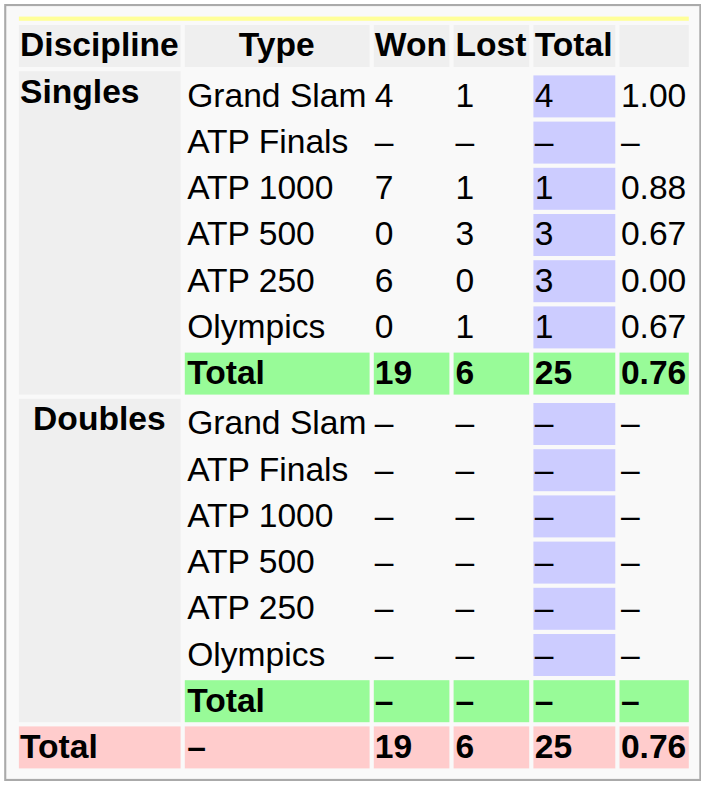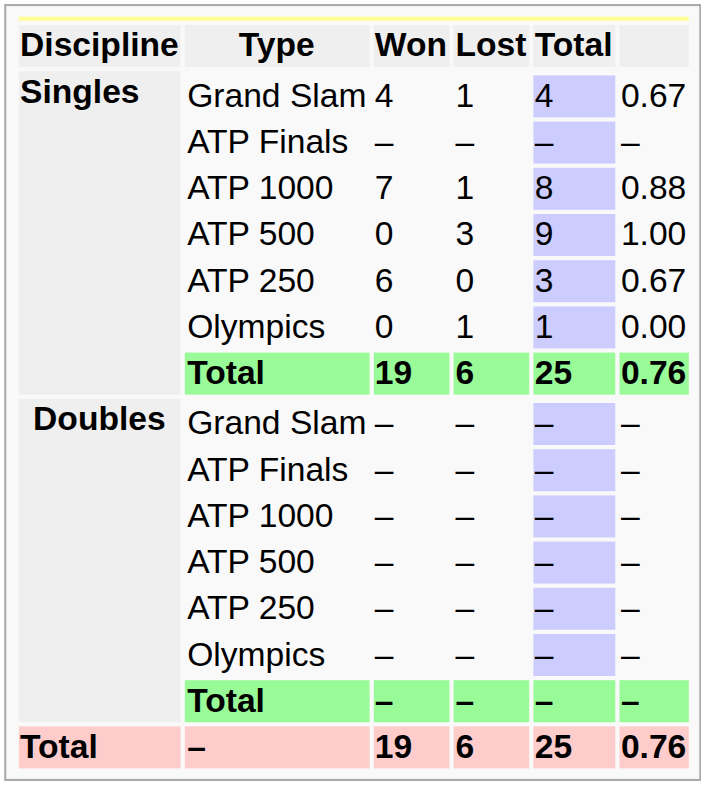(654, 96) 1.00 -> (654, 96) 0.67
(544, 188) 1 -> (544, 188) 8
(544, 234) 3 -> (544, 234) 9
(654, 234) 0.67 -> (654, 234) 1.00
(654, 281) 0.00 -> (654, 281) 0.67
(654, 327) 0.67 -> (654, 327) 0.00
